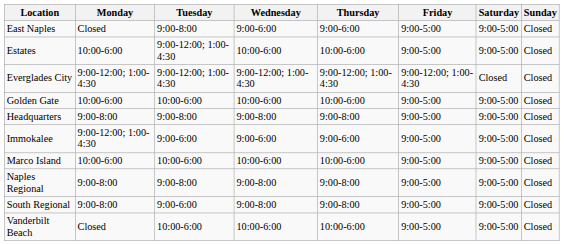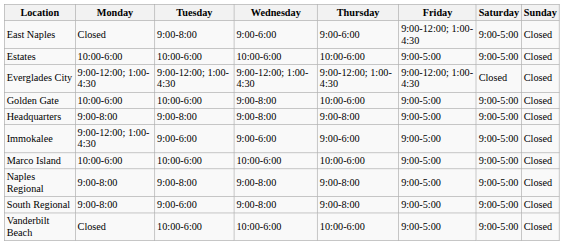(421, 28) 9:00-5:00 -> (437, 34) 9:00-12:00; 1:00-4:30
(193, 50) 9:00-12:00; 1:00-4:30 -> (180, 56) 10:00-6:00
(259, 100) 10:00-6:00 -> (256, 100) 9:00-8:00
